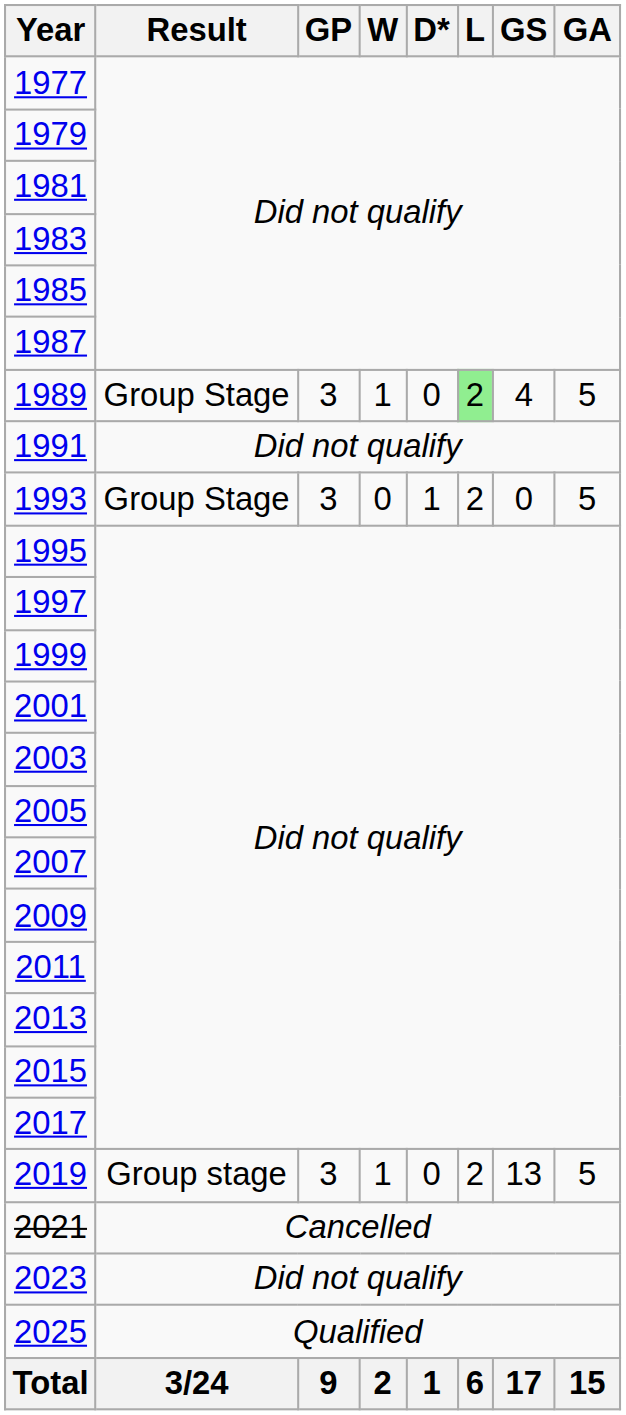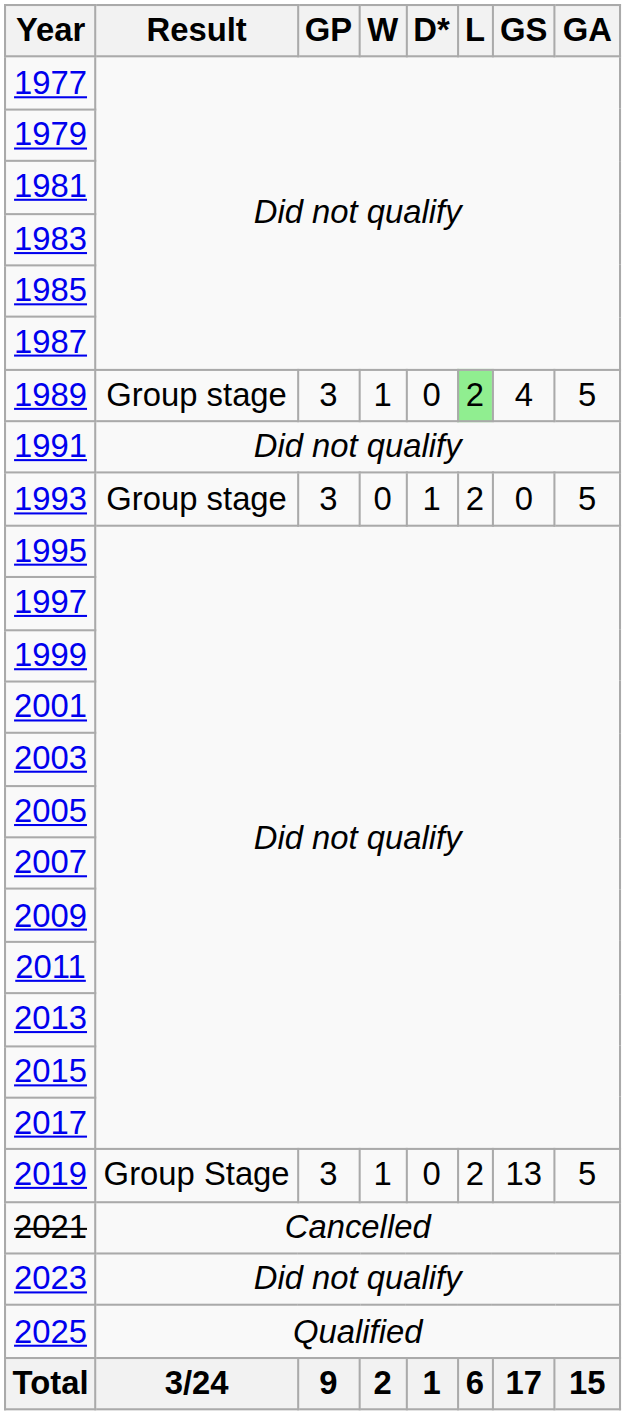(197, 394) Group Stage -> (197, 394) Group stage
(197, 498) Group Stage -> (197, 498) Group stage
(197, 1174) Group stage -> (197, 1174) Group Stage
